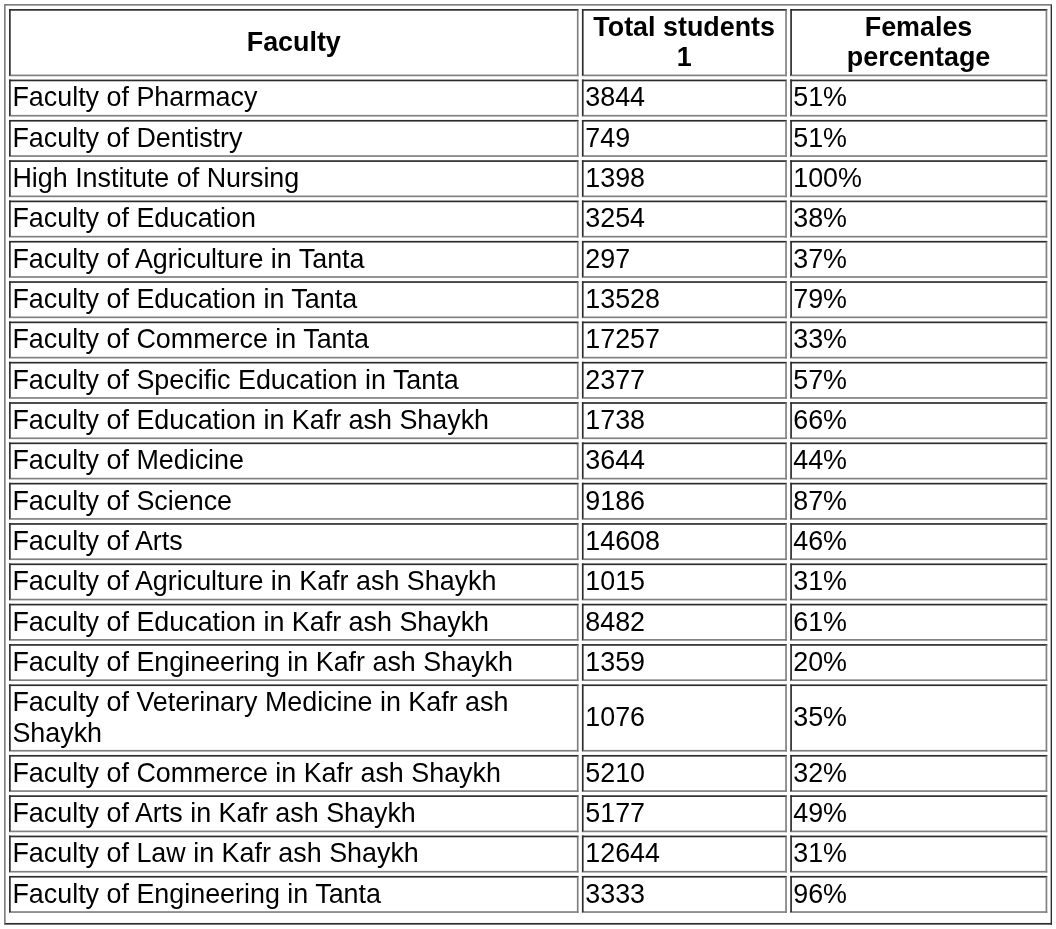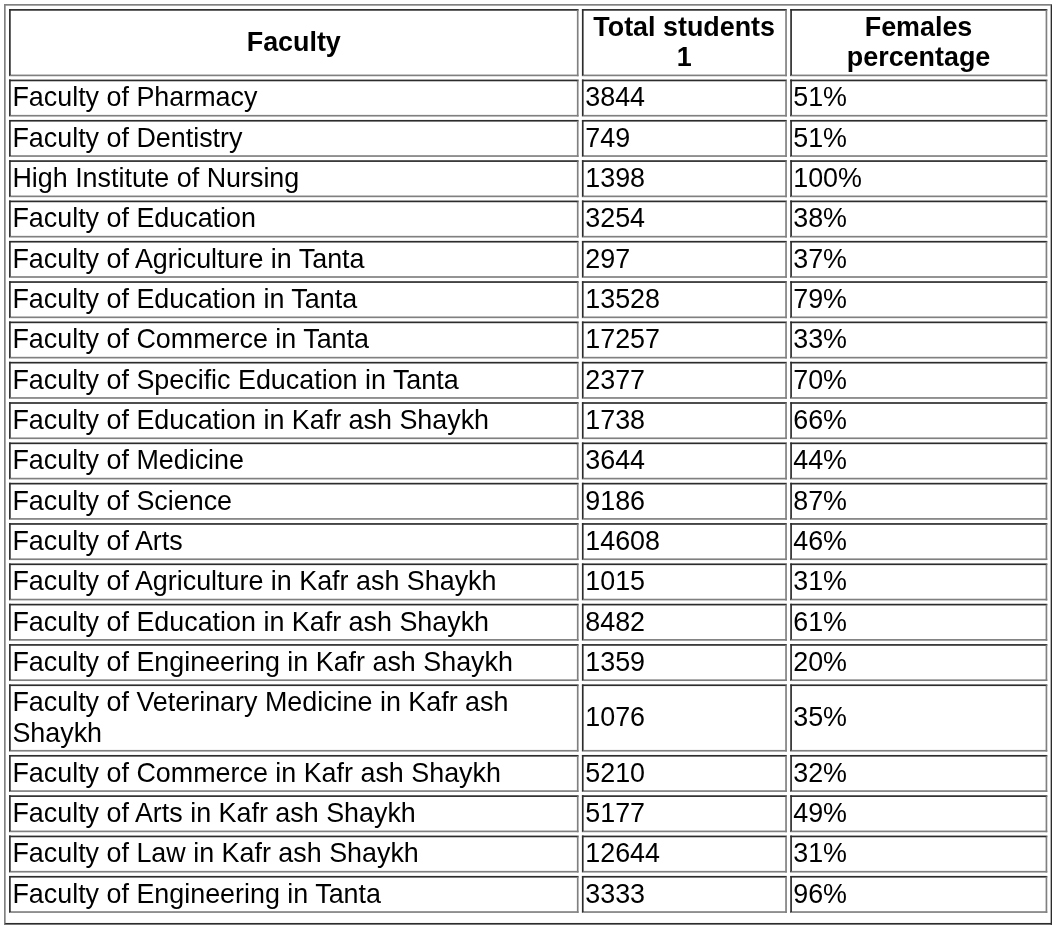(820, 379) 57% -> (820, 379) 70%
